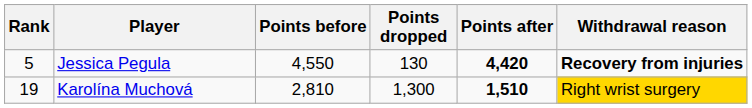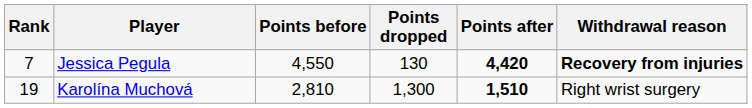(29, 63) 5 -> (29, 63) 7
(631, 90) gold background -> (631, 90) no background
